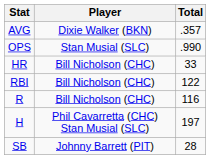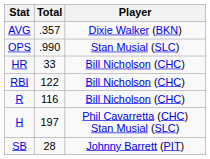columns swapped: (105, 13) <-> (191, 13)
